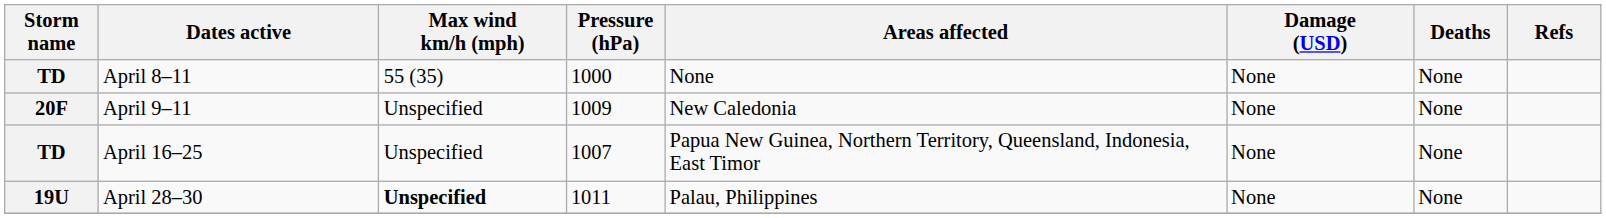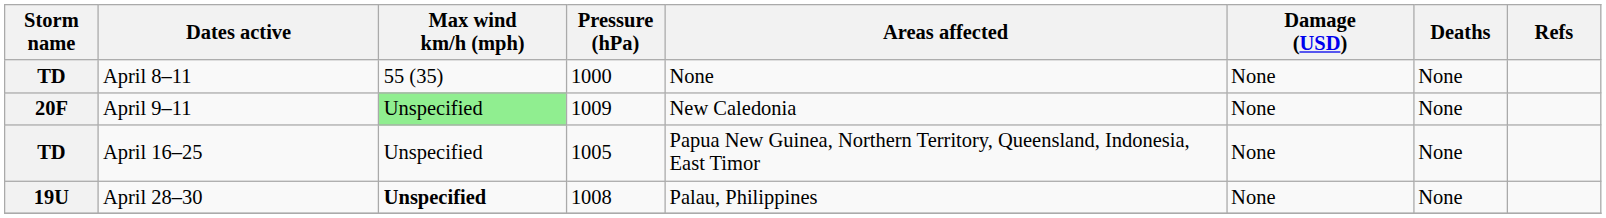(433, 108) no background -> (433, 108) lightgreen background
(591, 152) 1007 -> (591, 152) 1005
(591, 196) 1011 -> (591, 196) 1008
